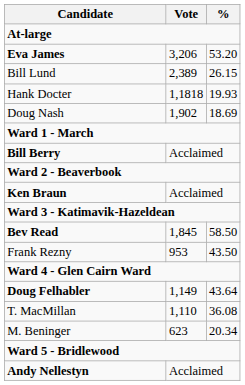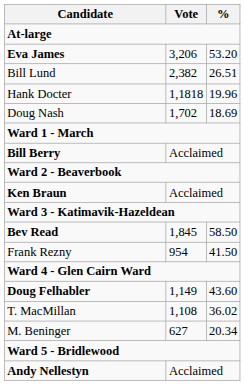(183, 73) 2,389 -> (183, 73) 2,382
(223, 73) 26.15 -> (223, 73) 26.51
(223, 93) 19.93 -> (223, 93) 19.96
(183, 113) 1,902 -> (183, 113) 1,702
(178, 251) 953 -> (178, 251) 954
(223, 251) 43.50 -> (223, 251) 41.50
(223, 291) 43.64 -> (223, 291) 43.60
(183, 311) 1,110 -> (183, 311) 1,108
(223, 311) 36.08 -> (223, 311) 36.02
(178, 331) 623 -> (178, 331) 627
